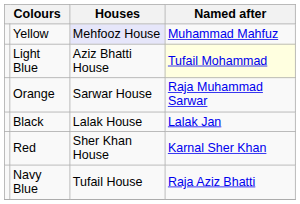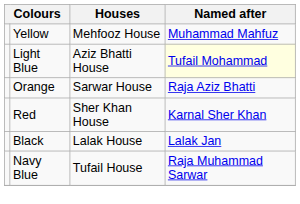(117, 34) lavender background -> (117, 34) no background
(215, 94) Raja Muhammad Sarwar -> (212, 87) Raja Aziz Bhatti
rows swapped: (28, 121) <-> (24, 148)
(212, 182) Raja Aziz Bhatti -> (215, 168) Raja Muhammad Sarwar
